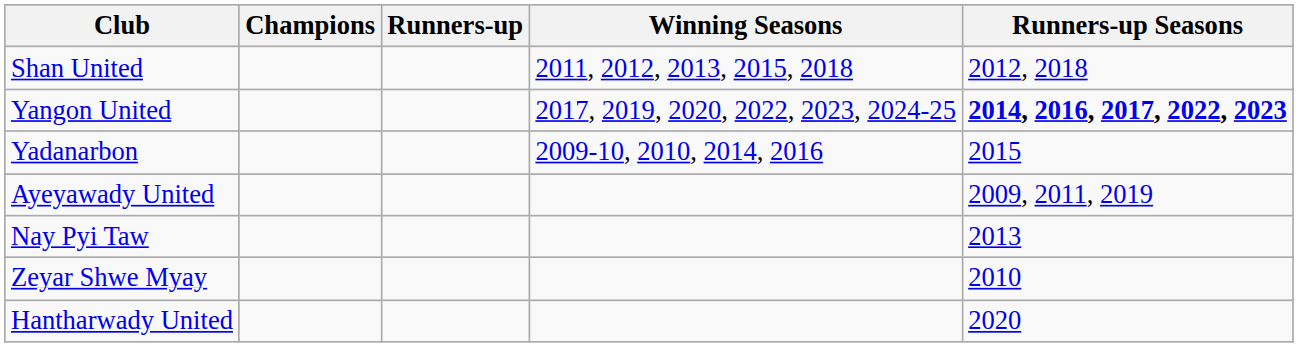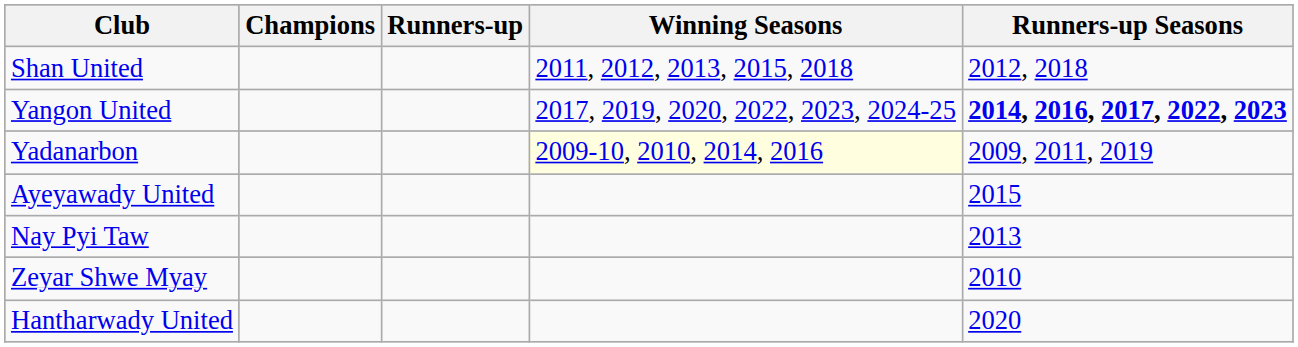(679, 151) no background -> (679, 151) lightyellow background
(995, 151) 2015 -> (1061, 151) 2009, 2011, 2019
(1061, 194) 2009, 2011, 2019 -> (995, 194) 2015
